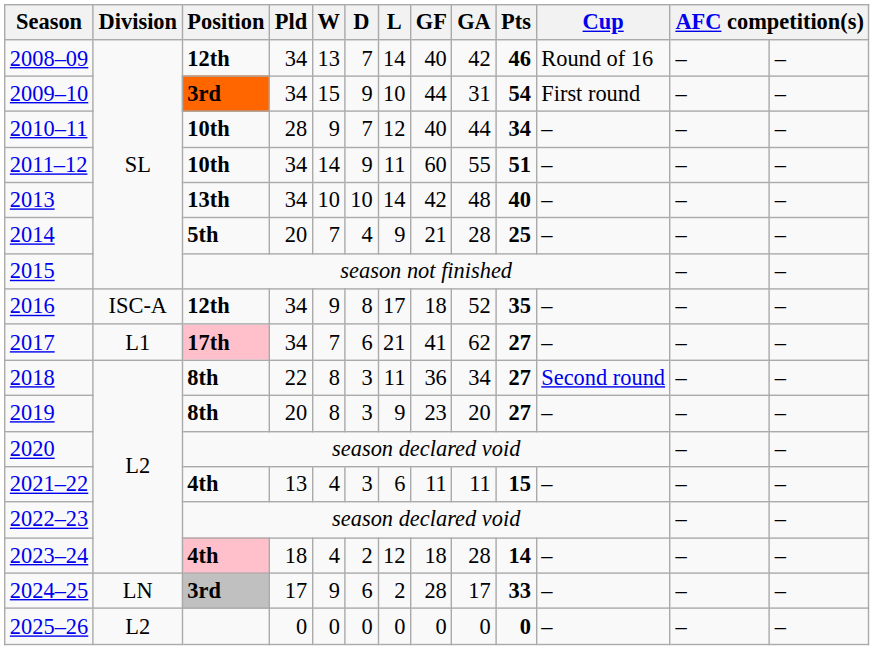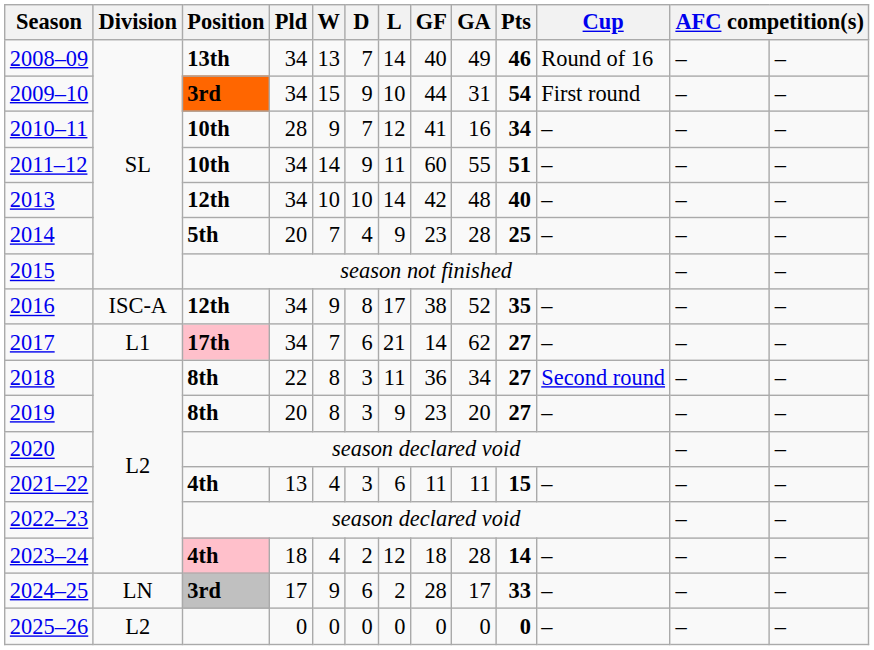(208, 57) 12th -> (208, 57) 13th
(480, 57) 42 -> (480, 57) 49
(436, 128) 40 -> (436, 128) 41
(480, 128) 44 -> (480, 128) 16
(208, 199) 13th -> (208, 199) 12th
(436, 235) 21 -> (436, 235) 23
(436, 306) 18 -> (436, 306) 38
(436, 341) 41 -> (436, 341) 14
